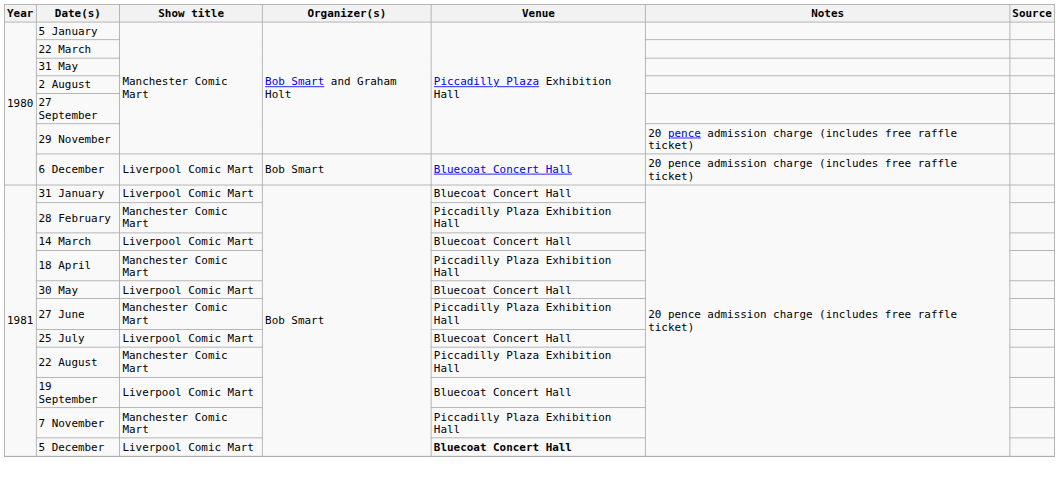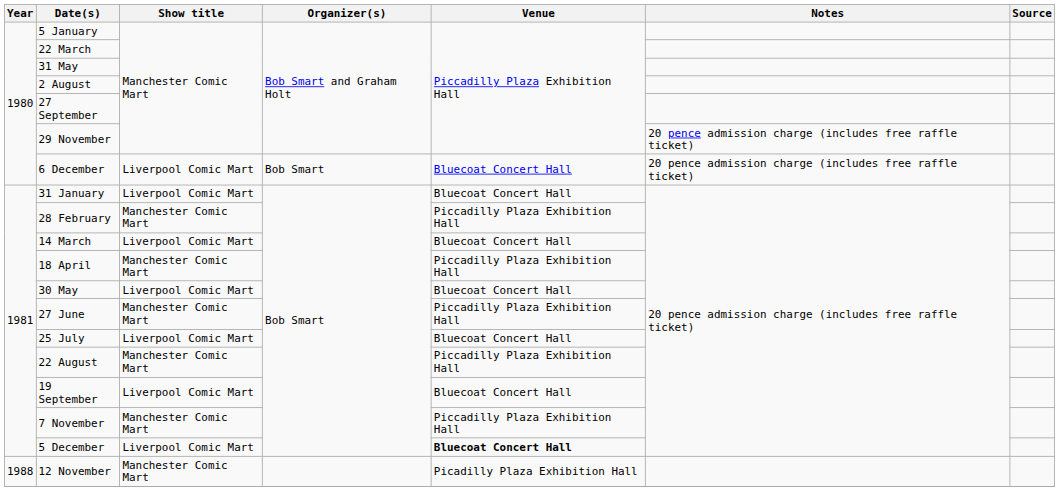+ row: (75, 471)
